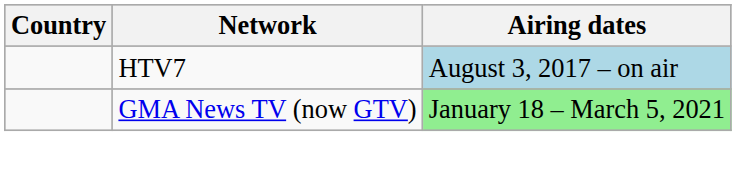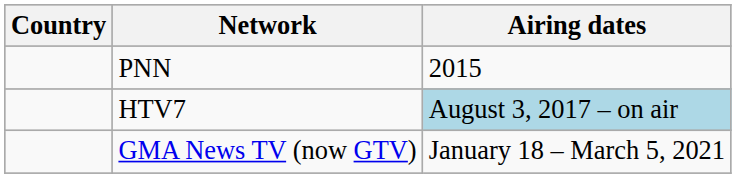+ row: (145, 67)
(577, 109) lightgreen background -> (577, 151) no background
